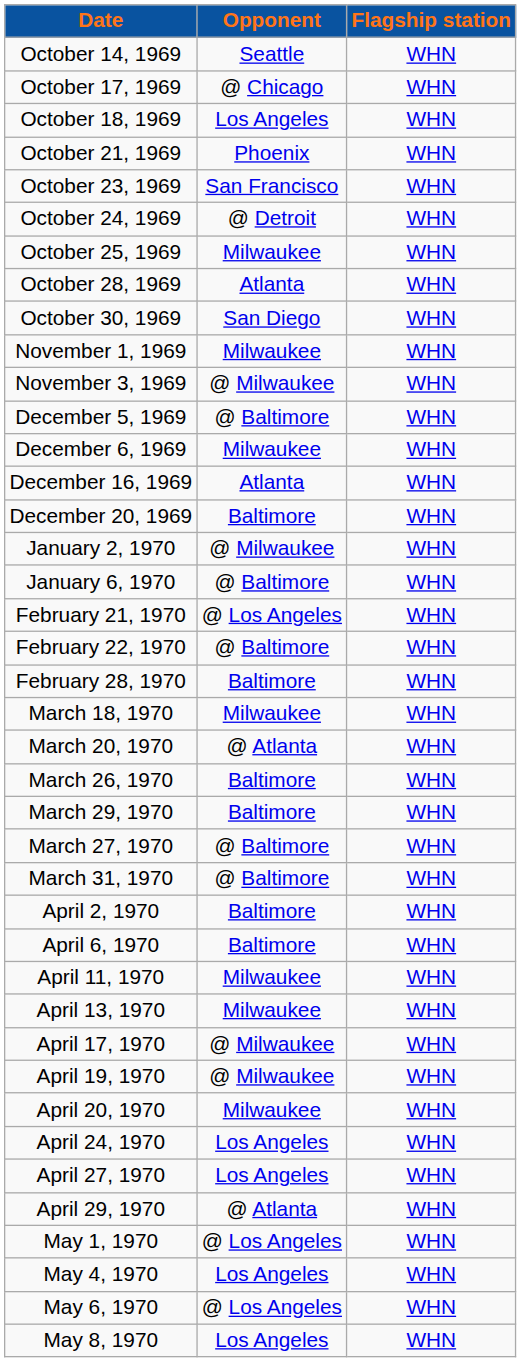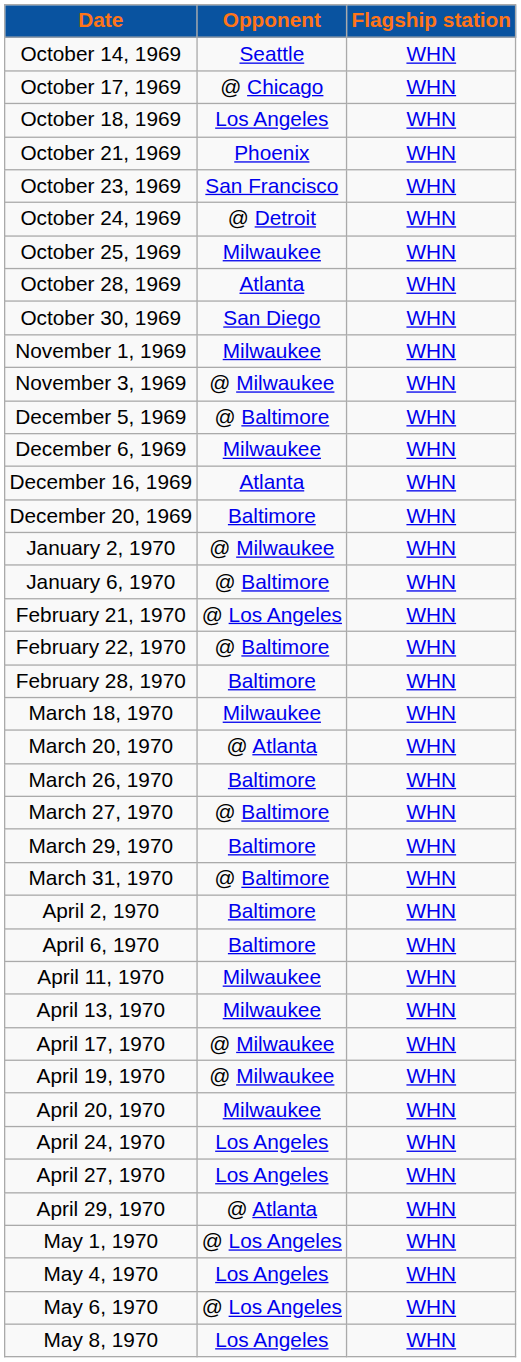rows swapped: (101, 845) <-> (101, 812)
